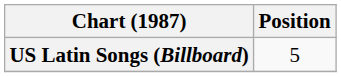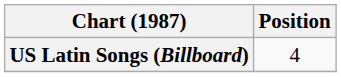(295, 54) 5 -> (295, 54) 4
